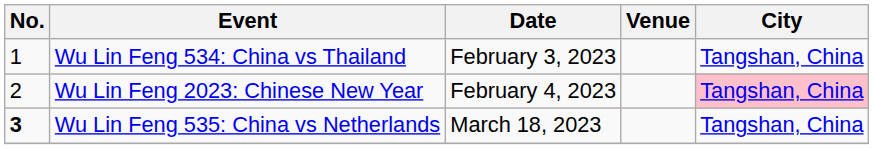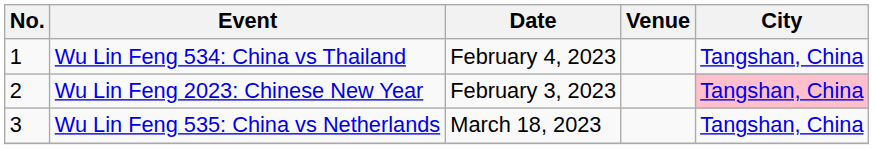(533, 56) February 3, 2023 -> (533, 56) February 4, 2023
(533, 90) February 4, 2023 -> (533, 90) February 3, 2023
(16, 125) bold -> (16, 125) normal
